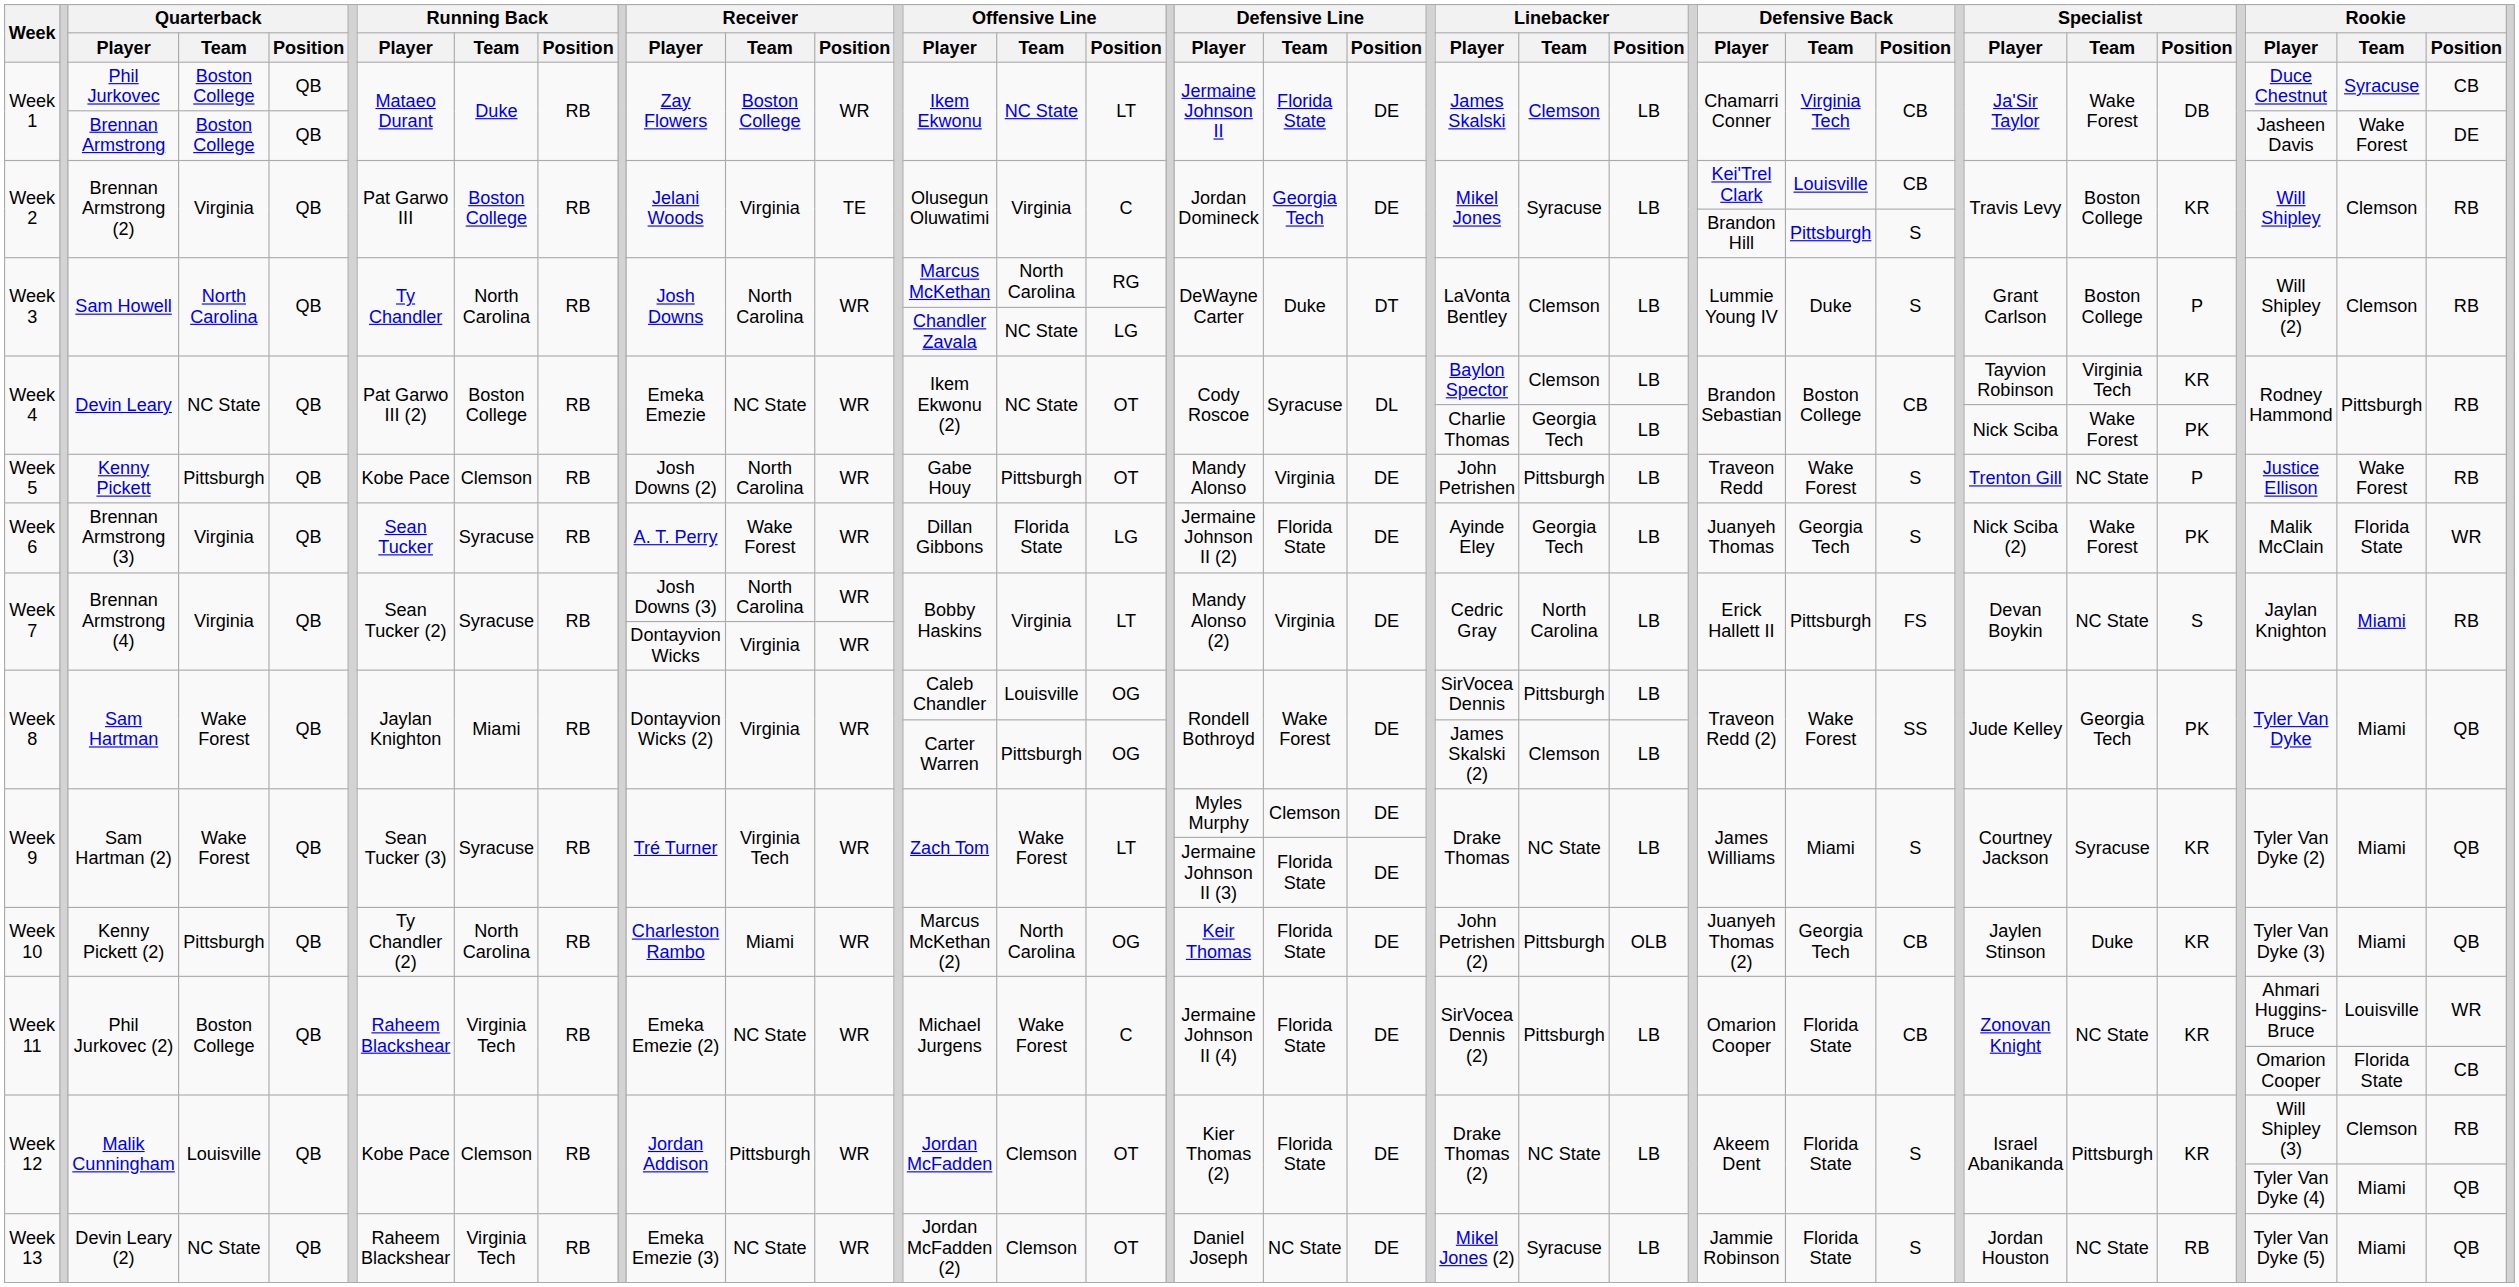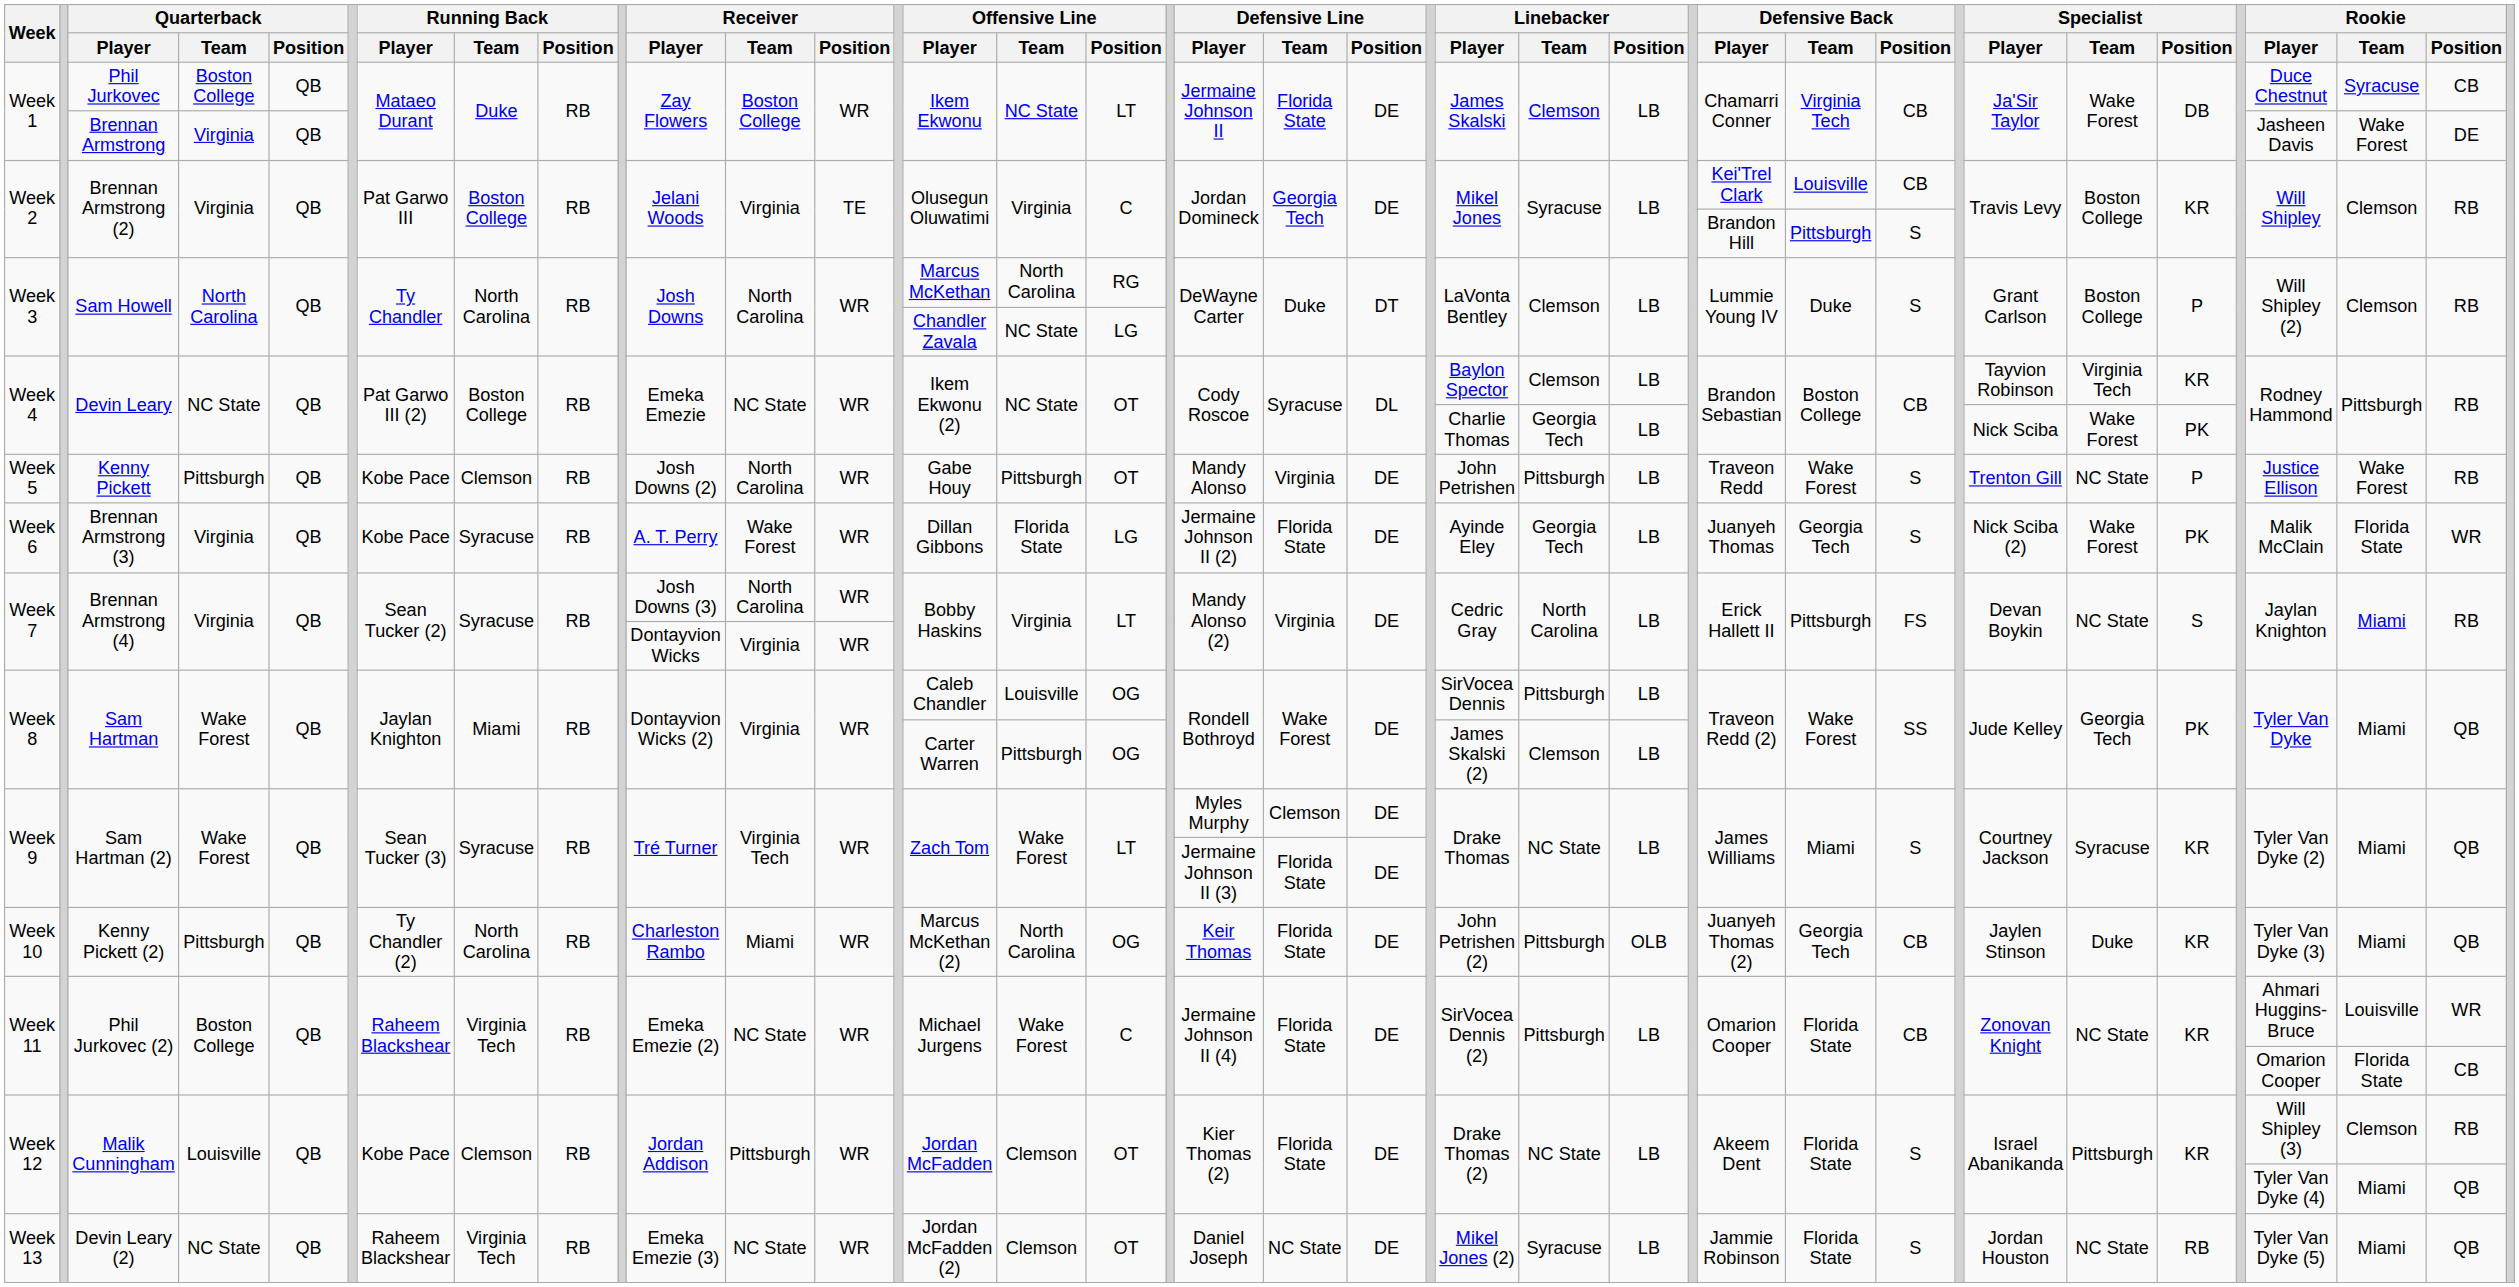(224, 135) Boston College -> (224, 135) Virginia
(406, 537) Sean Tucker -> (406, 537) Kobe Pace
